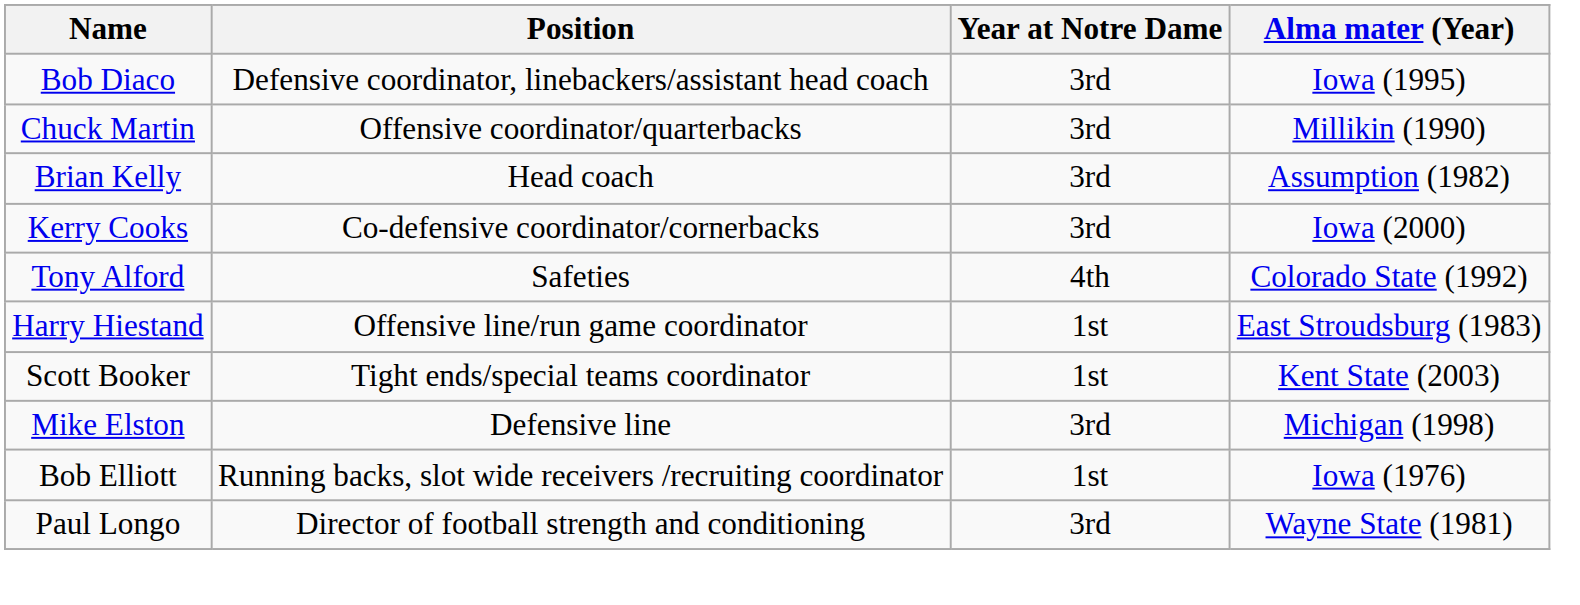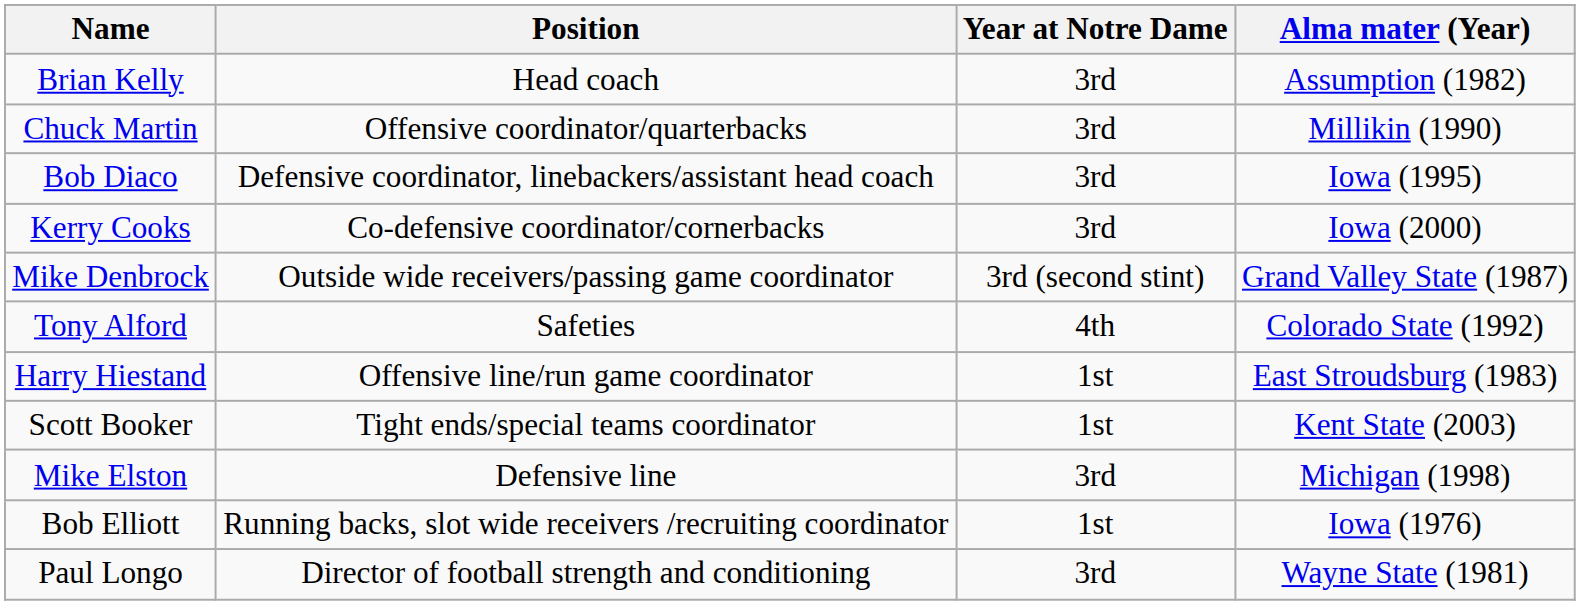rows swapped: (108, 177) <-> (108, 78)
+ row: (111, 276)
